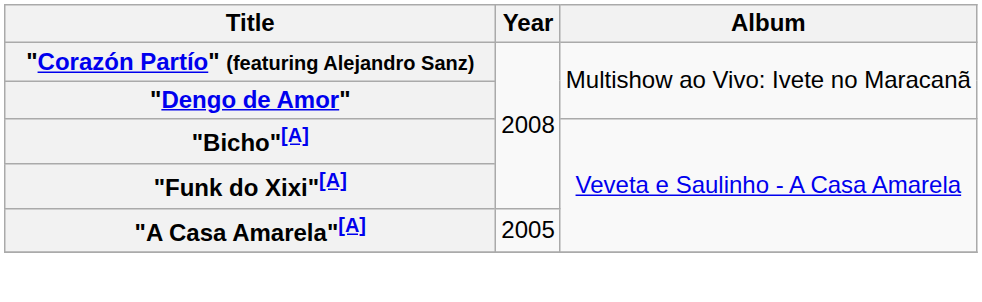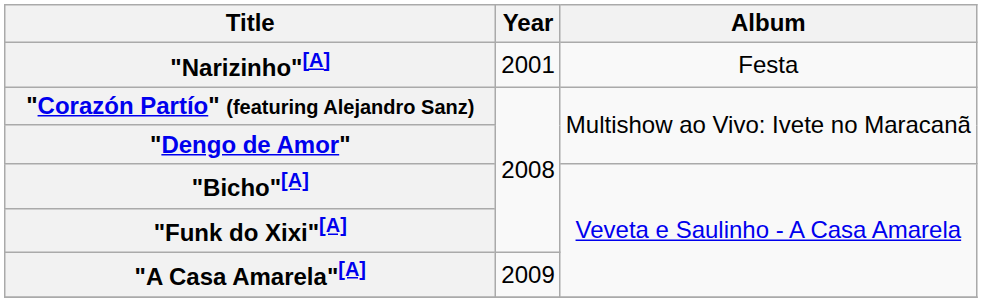+ row: (250, 64)
(528, 230) 2005 -> (528, 274) 2009
